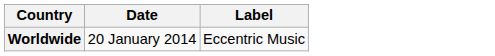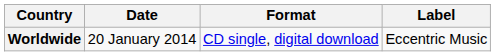+ column: (291, 16)
